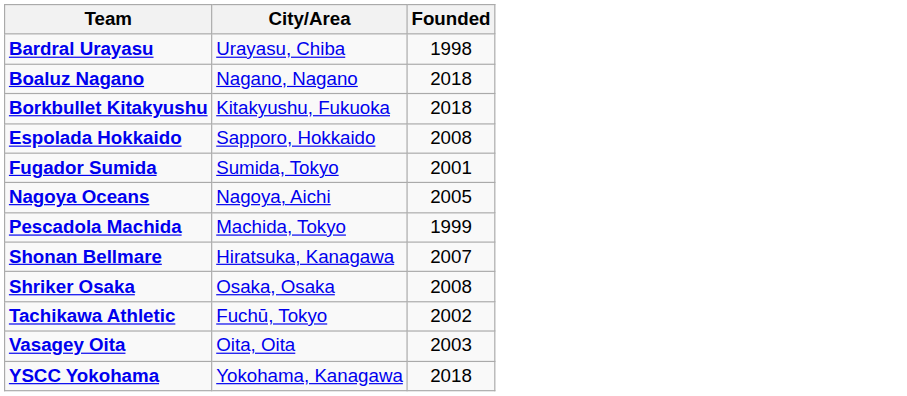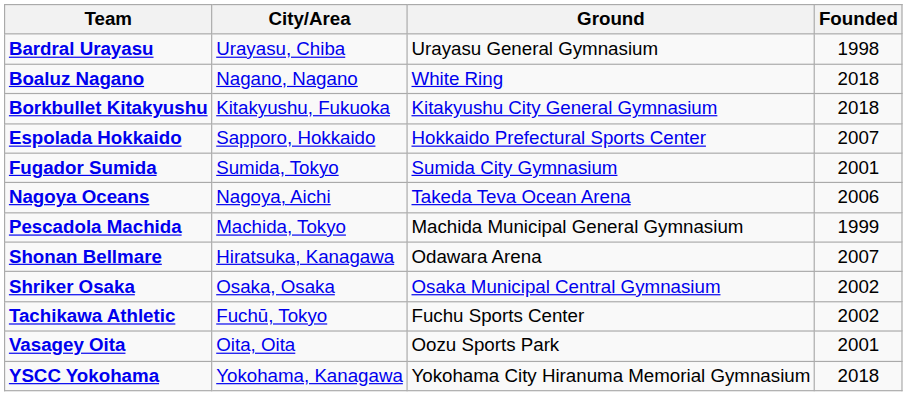+ column: (611, 19)
(451, 138) 2008 -> (858, 138) 2007
(451, 197) 2005 -> (858, 197) 2006
(451, 286) 2008 -> (858, 286) 2002
(451, 345) 2003 -> (858, 345) 2001
